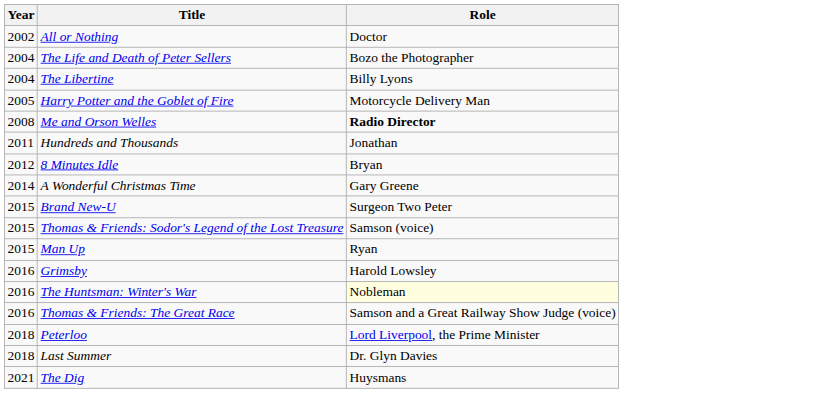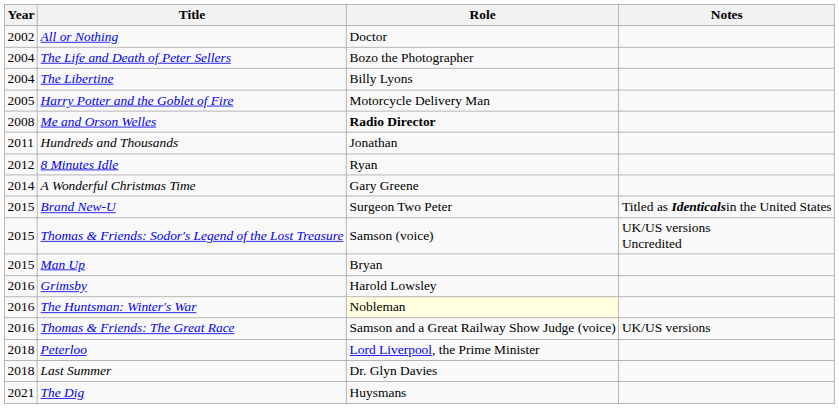+ column: (727, 15)
(366, 164) Bryan -> (364, 164) Ryan
(364, 249) Ryan -> (366, 264) Bryan
